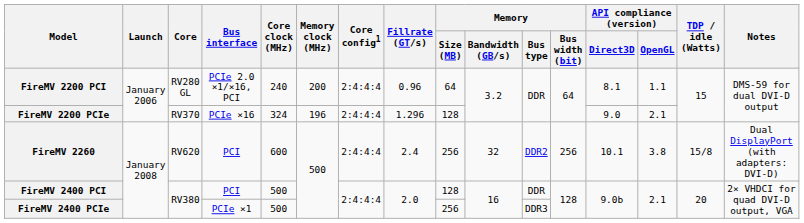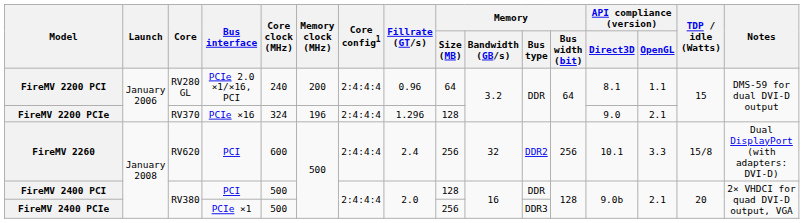(657, 152) 3.8 -> (657, 152) 3.3
